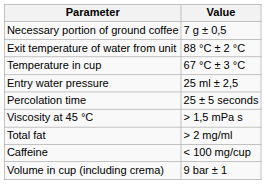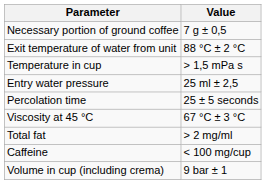(214, 65) 67 °C ± 3 °C -> (213, 65) > 1,5 mPa s
(213, 118) > 1,5 mPa s -> (214, 118) 67 °C ± 3 °C
